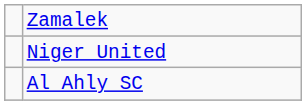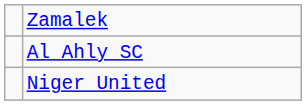rows swapped: (85, 84) <-> (96, 52)
